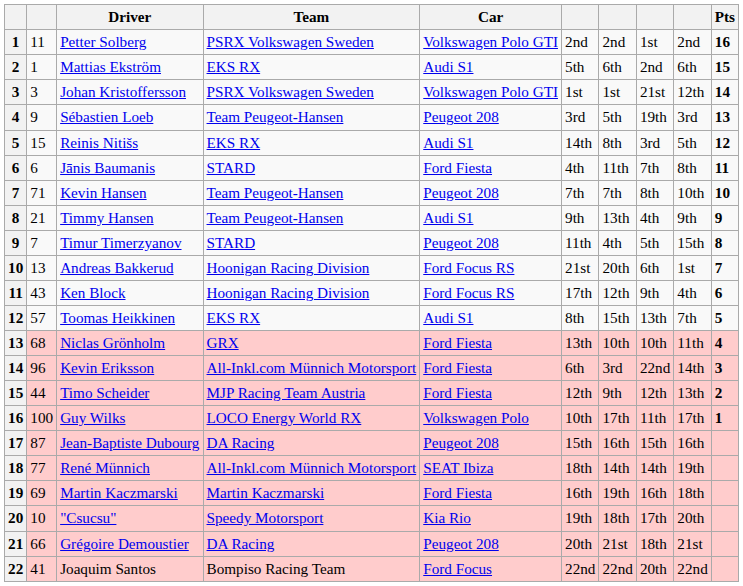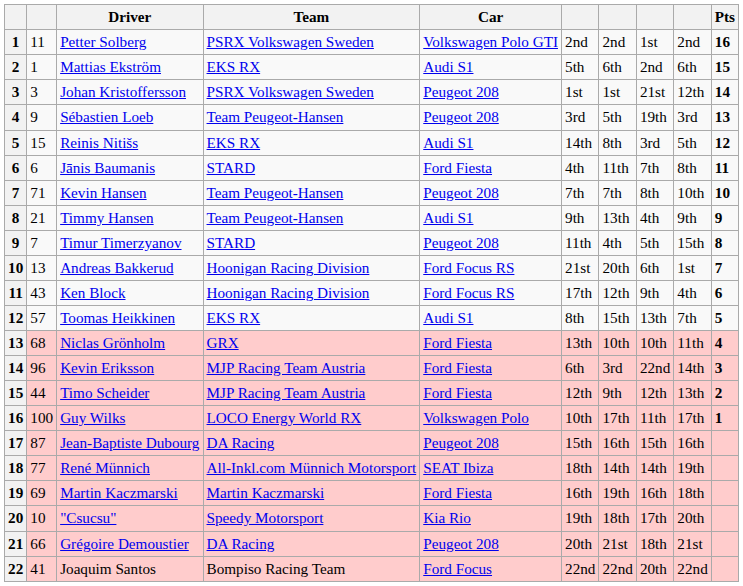(491, 92) Volkswagen Polo GTI -> (461, 92) Peugeot 208
(311, 368) All-Inkl.com Münnich Motorsport -> (286, 368) MJP Racing Team Austria
